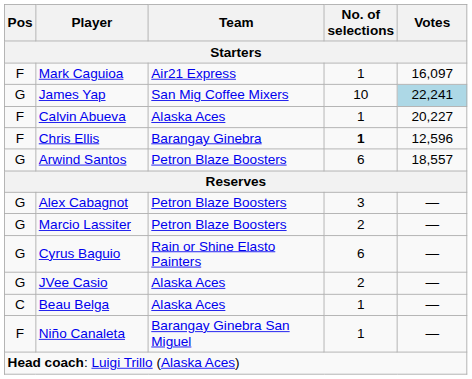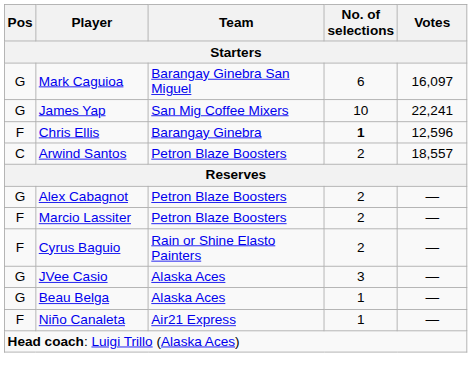(20, 73) F -> (20, 81) G
(194, 73) Air21 Express -> (220, 81) Barangay Ginebra San Miguel
(361, 73) 1 -> (361, 81) 6
(432, 95) lightblue background -> (432, 110) no background
- row: (82, 116)
(20, 159) G -> (20, 153) C
(361, 159) 6 -> (361, 153) 2
(361, 203) 3 -> (361, 196) 2
(20, 224) G -> (20, 218) F
(20, 253) G -> (20, 247) F
(361, 253) 6 -> (361, 247) 2
(361, 283) 2 -> (361, 276) 3
(20, 304) C -> (20, 298) G
(220, 333) Barangay Ginebra San Miguel -> (194, 320) Air21 Express
